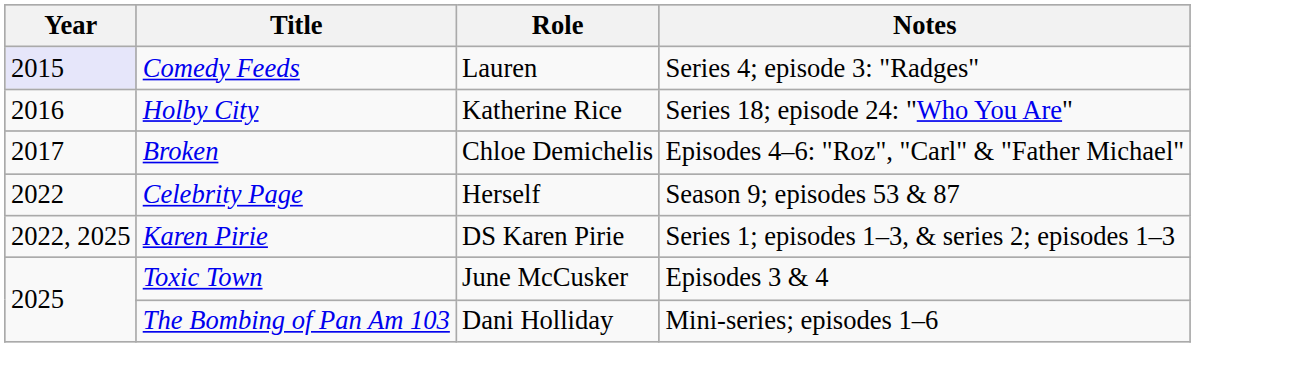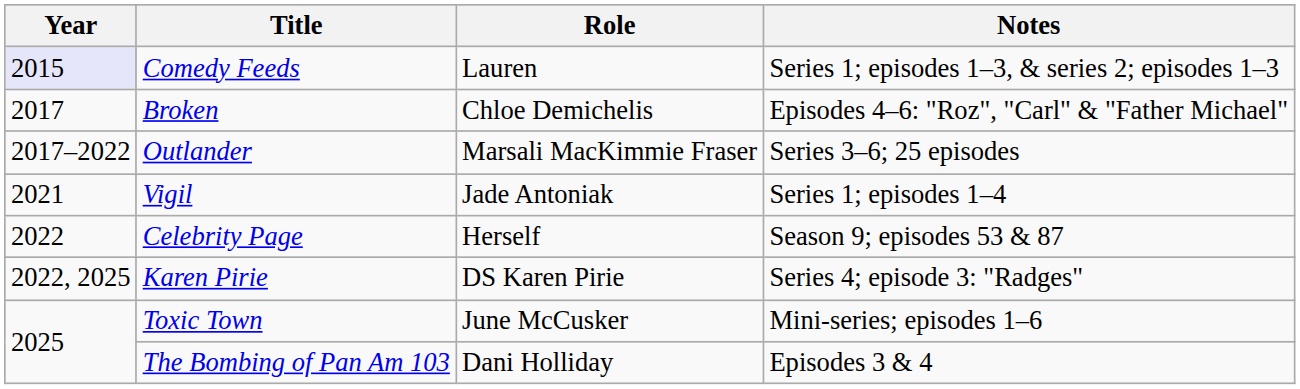(822, 67) Series 4; episode 3: "Radges" -> (1024, 67) Series 1; episodes 1–3, & series 2; episodes 1–3
- row: (201, 109)
+ row: (197, 151)
+ row: (168, 194)
(920, 236) Series 1; episodes 1–3, & series 2; episodes 1–3 -> (926, 278) Series 4; episode 3: "Radges"
(747, 278) Episodes 3 & 4 -> (906, 320) Mini-series; episodes 1–6
(802, 320) Mini-series; episodes 1–6 -> (851, 362) Episodes 3 & 4
